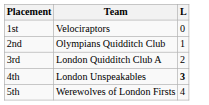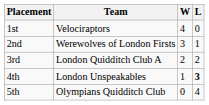+ column: (185, 12)
(111, 44) Olympians Quidditch Club -> (116, 44) Werewolves of London Firsts
(116, 92) Werewolves of London Firsts -> (111, 92) Olympians Quidditch Club
